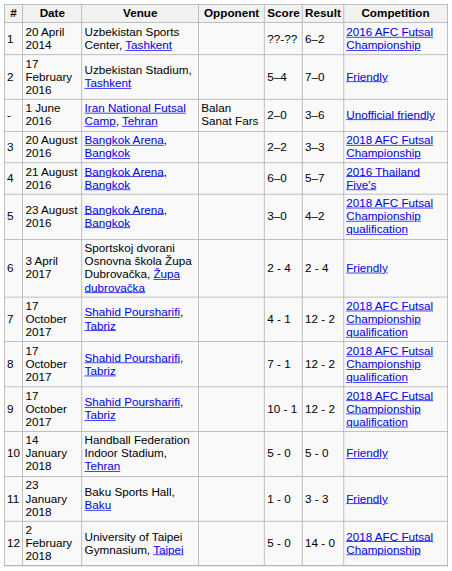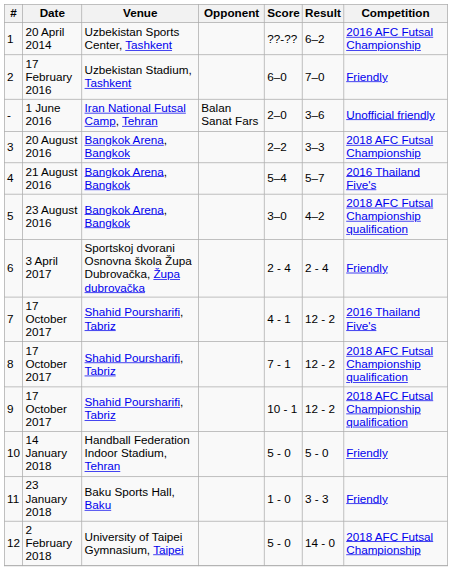(277, 77) 5–4 -> (277, 77) 6–0
(277, 178) 6–0 -> (277, 178) 5–4
(390, 319) 2018 AFC Futsal Championship qualification -> (383, 319) 2016 Thailand Five's
